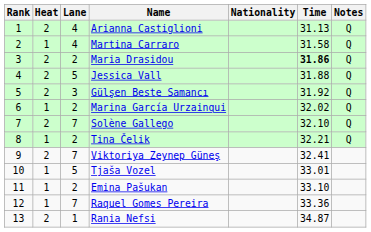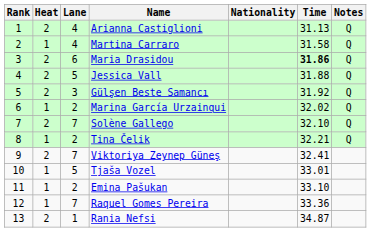(75, 60) 2 -> (75, 60) 6
